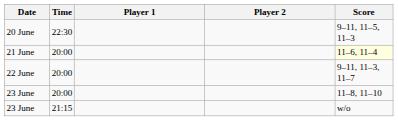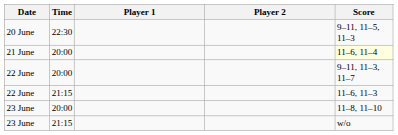+ row: (20, 93)
